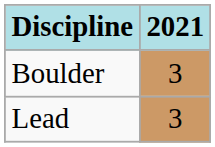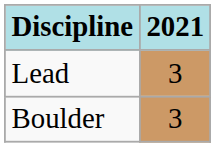rows swapped: (58, 73) <-> (40, 118)
